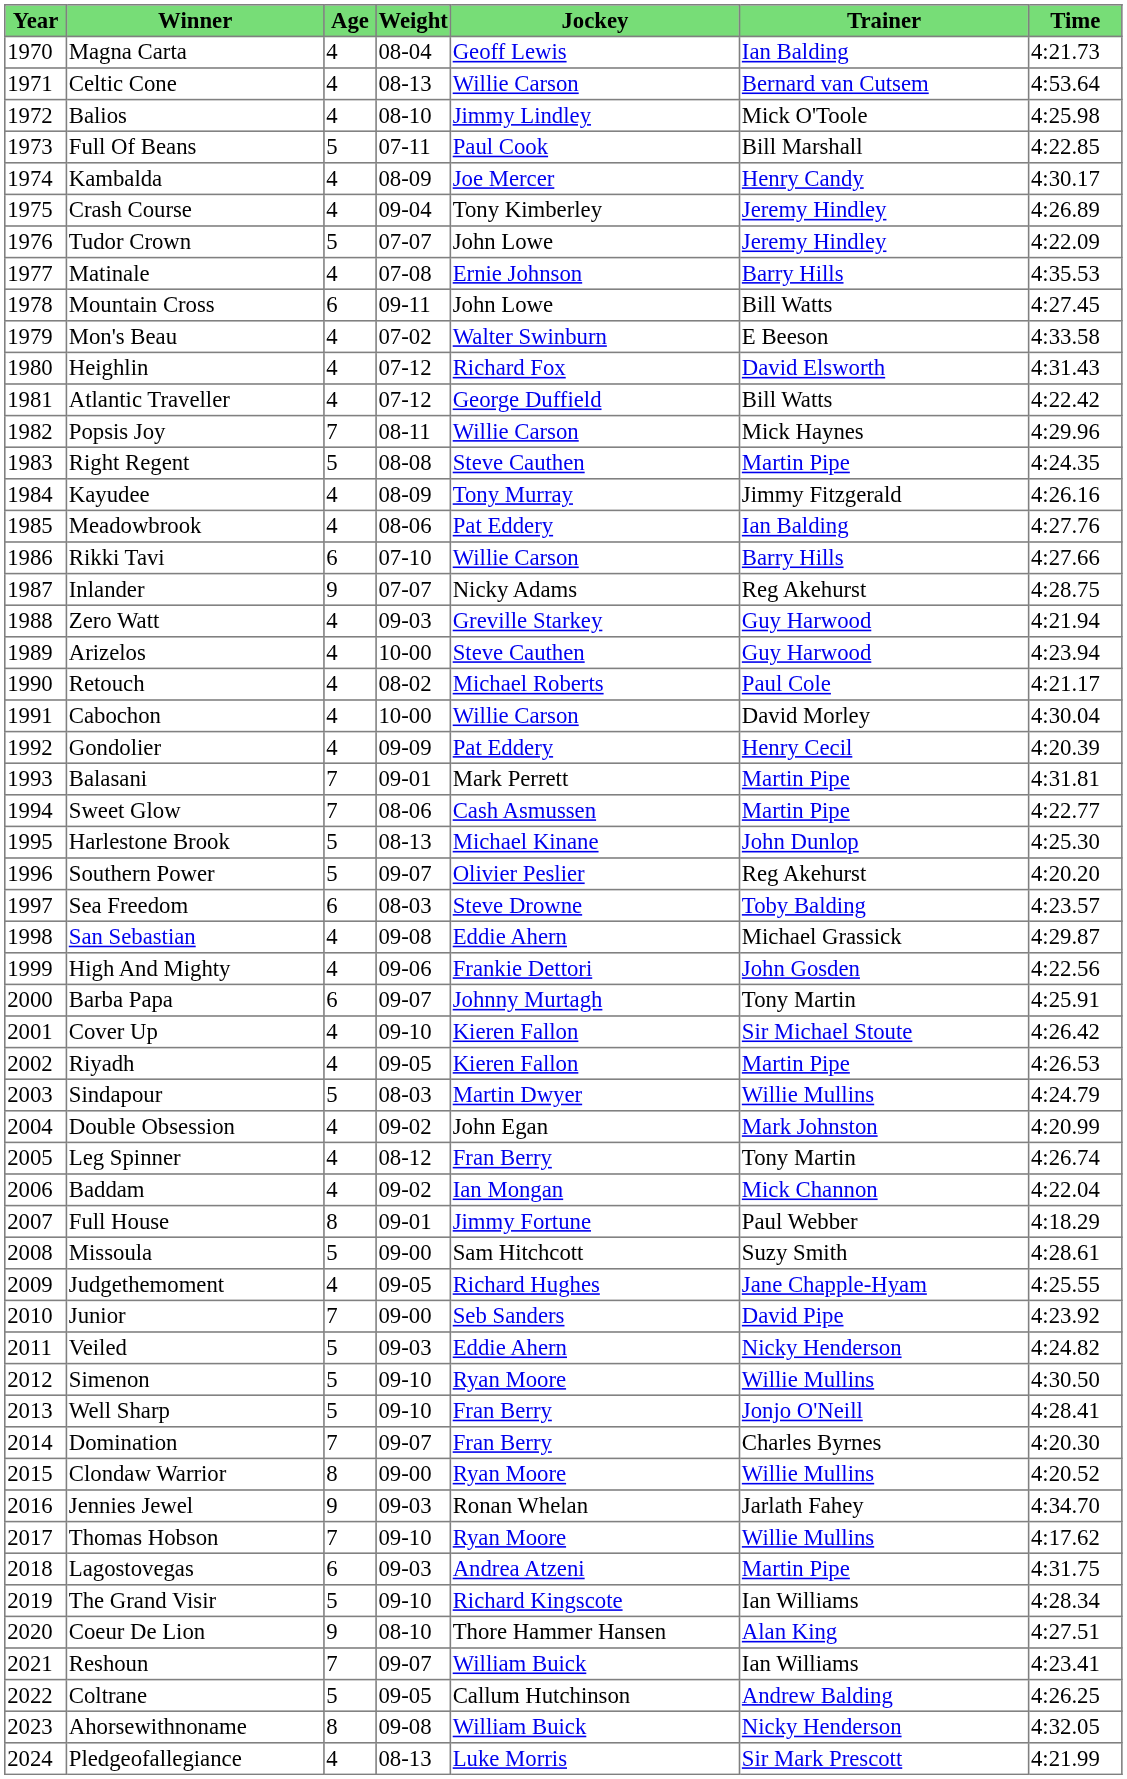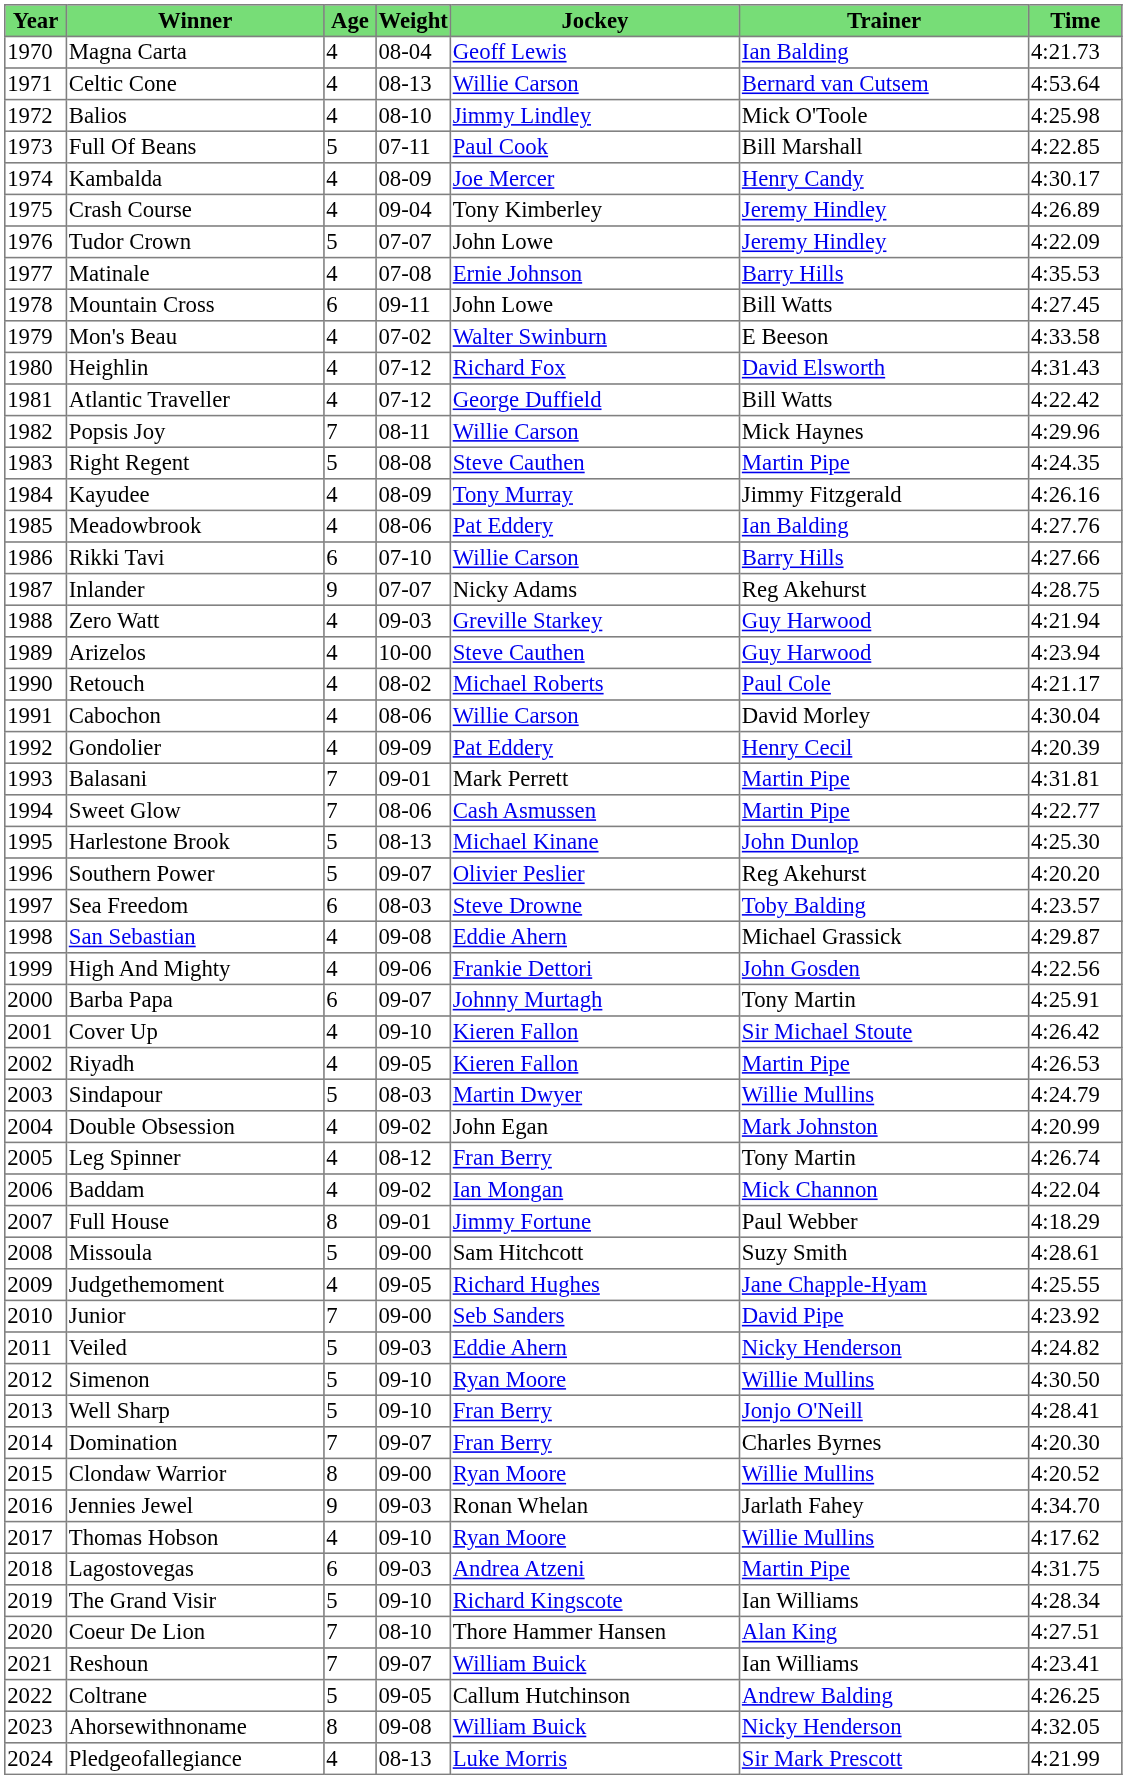(405, 715) 10-00 -> (405, 715) 08-06
(332, 1537) 7 -> (332, 1537) 4
(332, 1631) 9 -> (332, 1631) 7
